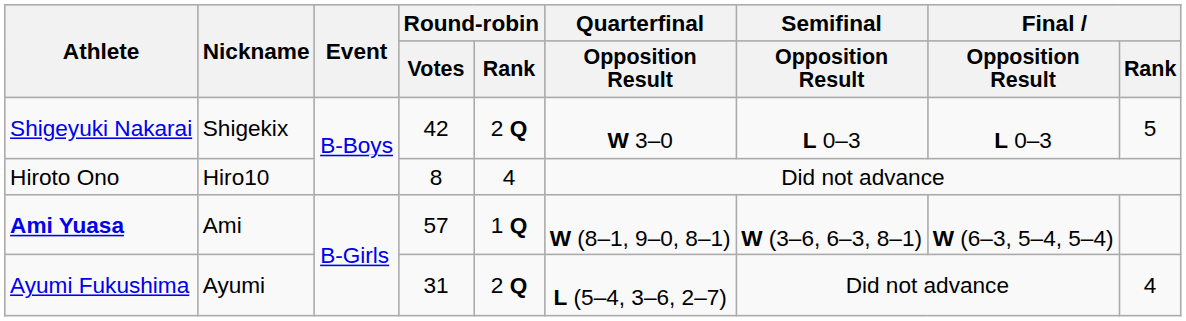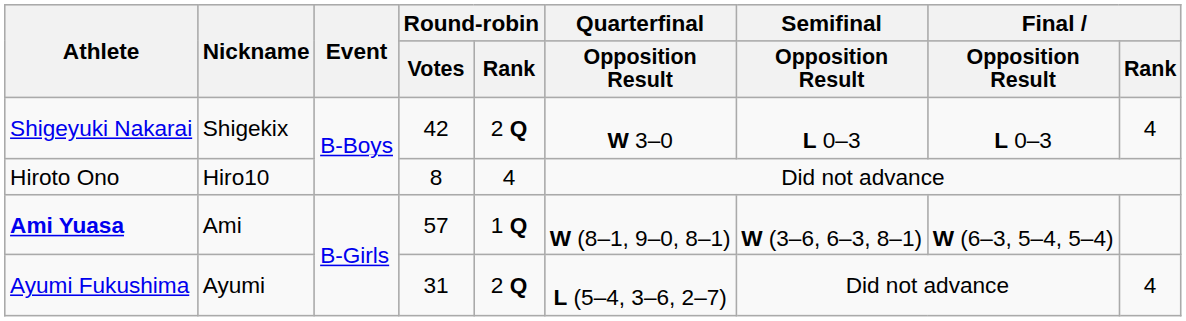(1150, 129) 5 -> (1150, 129) 4
